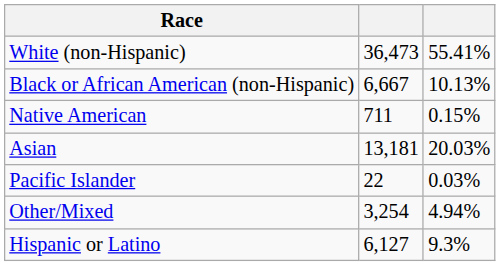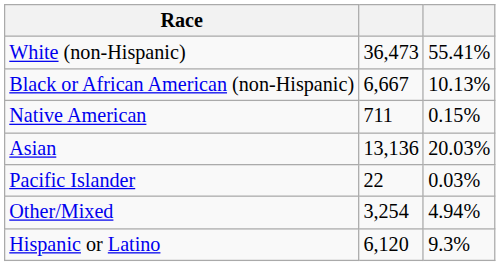(391, 148) 13,181 -> (391, 148) 13,136
(386, 244) 6,127 -> (386, 244) 6,120
